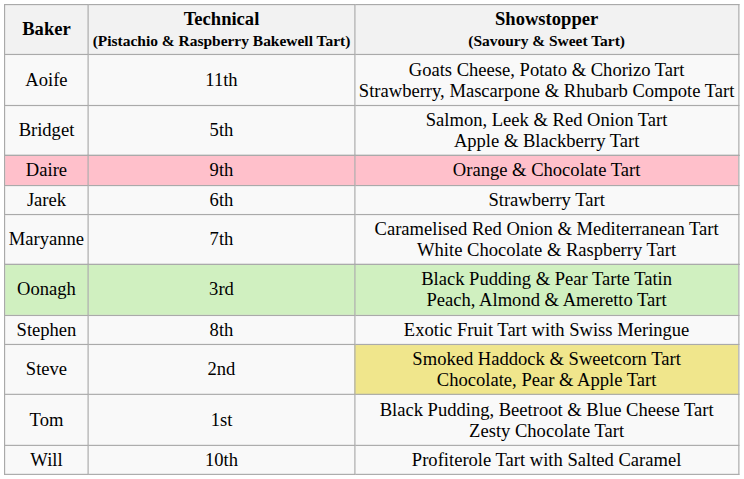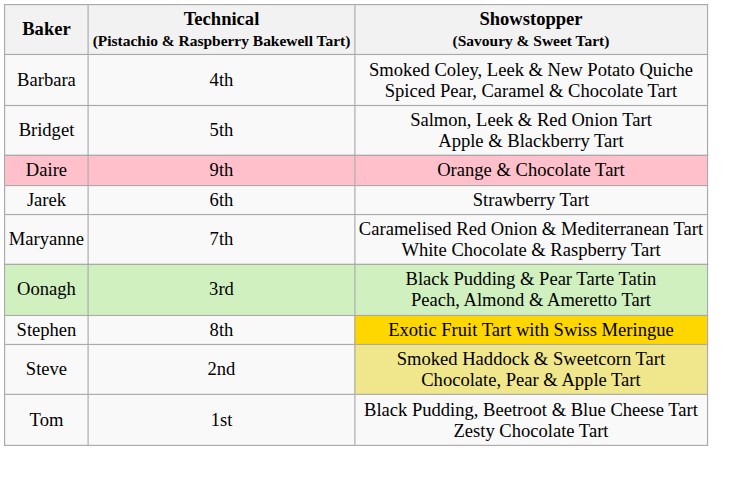- row: (46, 79)
+ row: (46, 79)
(547, 329) no background -> (531, 329) gold background
- row: (46, 459)
